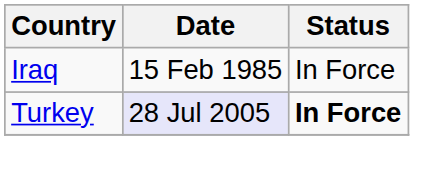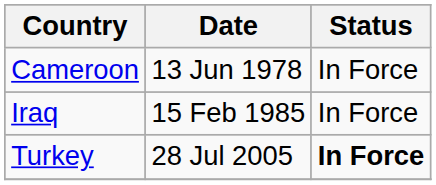+ row: (75, 69)
(199, 112) lavender background -> (222, 156) no background
